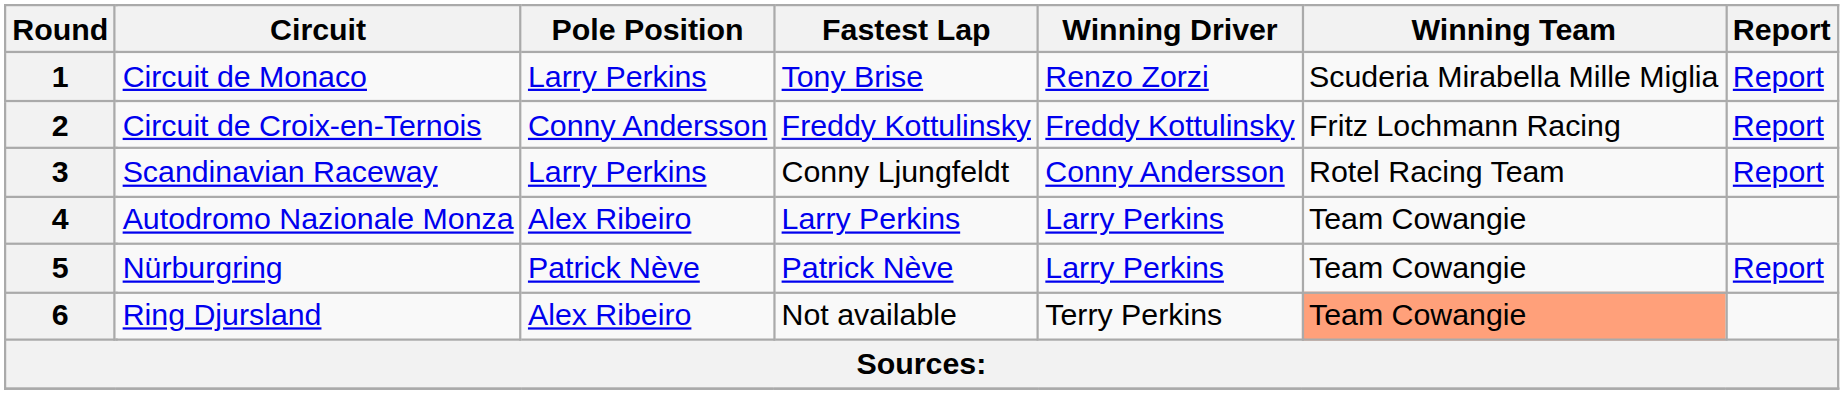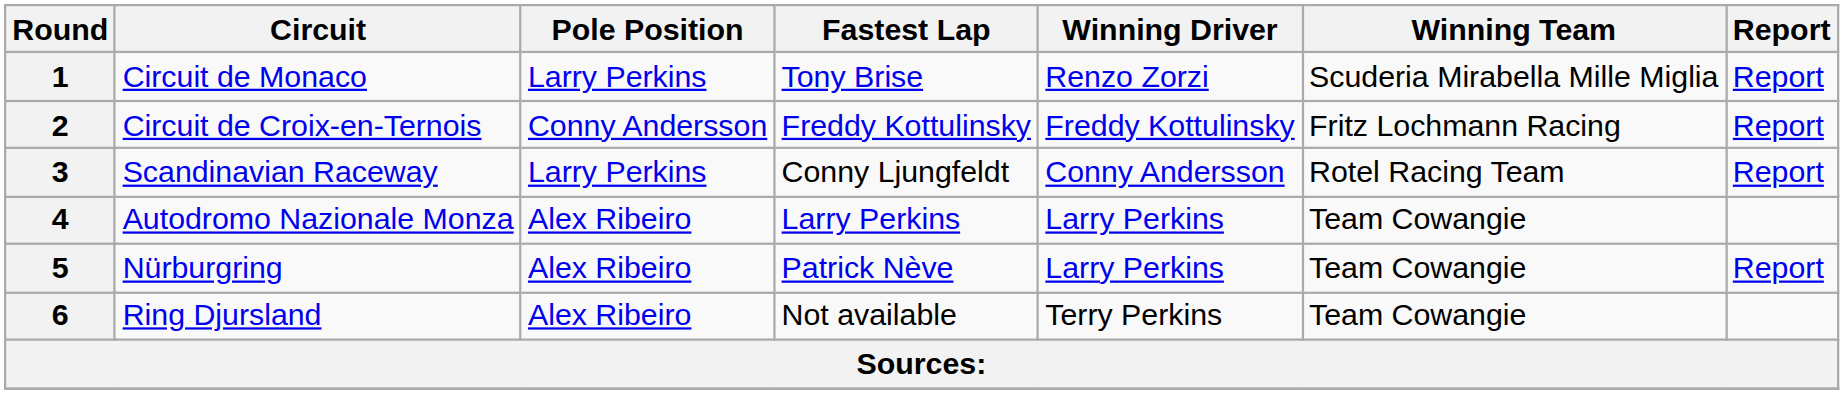(614, 268) Patrick Nève -> (610, 268) Alex Ribeiro
(1418, 315) lightsalmon background -> (1418, 315) no background
